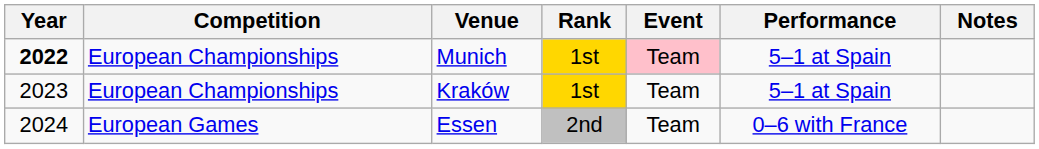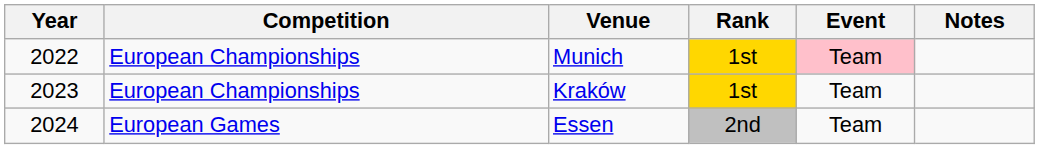- column: (830, 21)
(44, 56) bold -> (54, 56) normal
